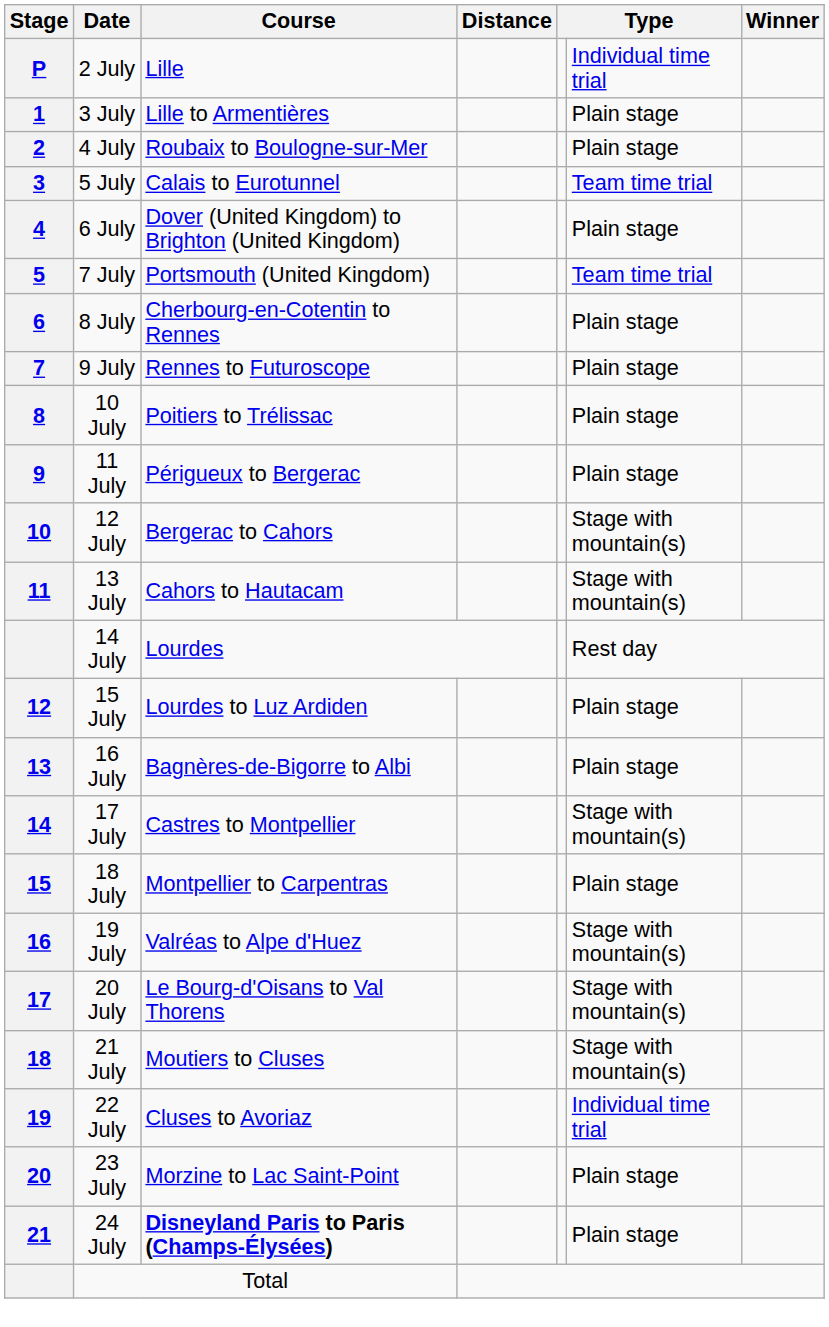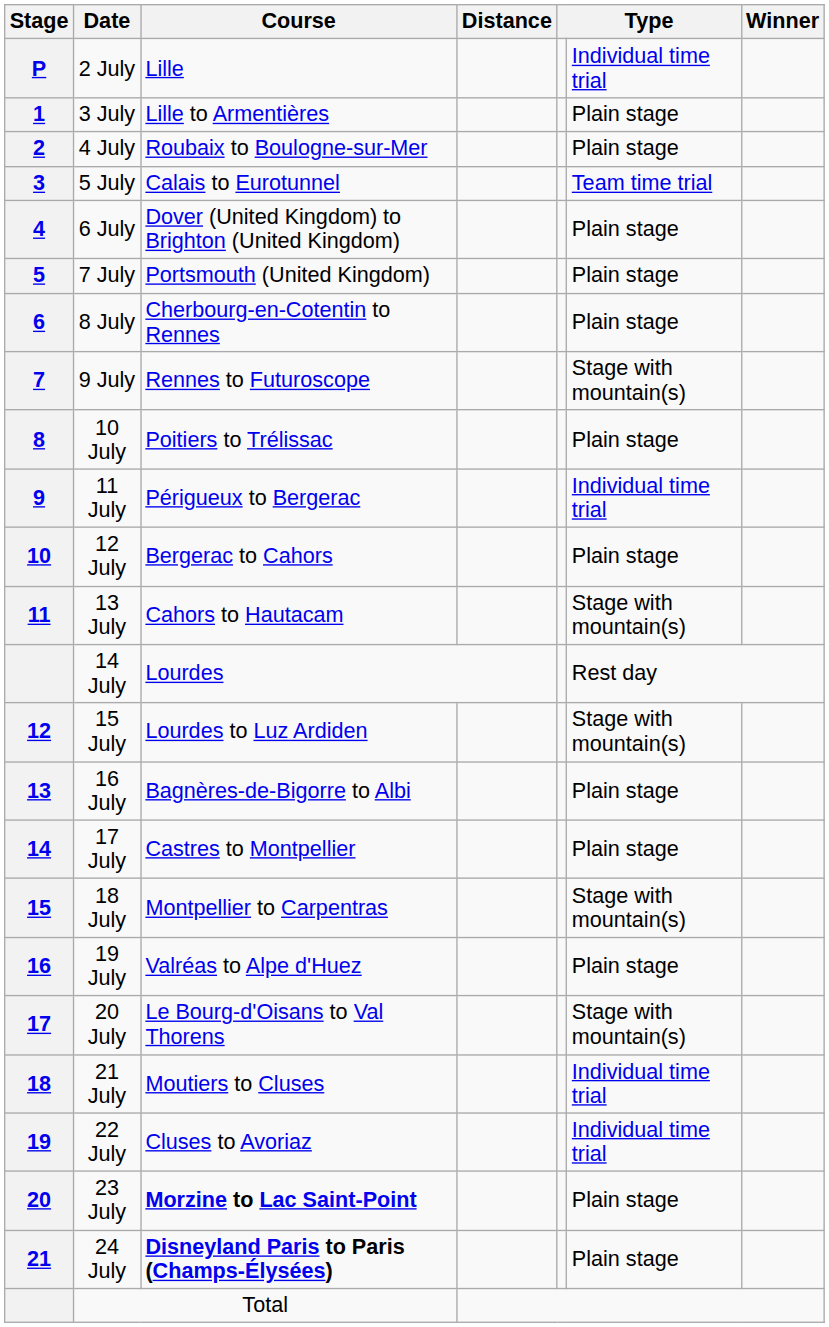(642, 275) Team time trial -> (625, 275) Plain stage
(625, 368) Plain stage -> (629, 380) Stage with mountain(s)
(625, 473) Plain stage -> (641, 497) Individual time trial
(629, 532) Stage with mountain(s) -> (625, 556) Plain stage
(625, 707) Plain stage -> (629, 732) Stage with mountain(s)
(629, 824) Stage with mountain(s) -> (625, 849) Plain stage
(625, 883) Plain stage -> (629, 907) Stage with mountain(s)
(629, 941) Stage with mountain(s) -> (625, 966) Plain stage
(629, 1059) Stage with mountain(s) -> (641, 1083) Individual time trial
(272, 1176) normal -> (281, 1200) bold
